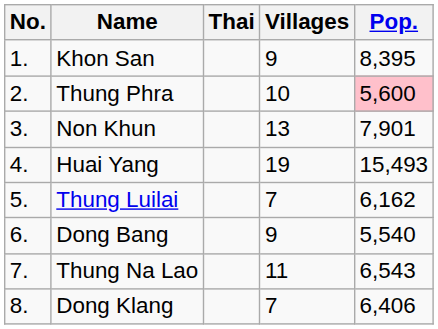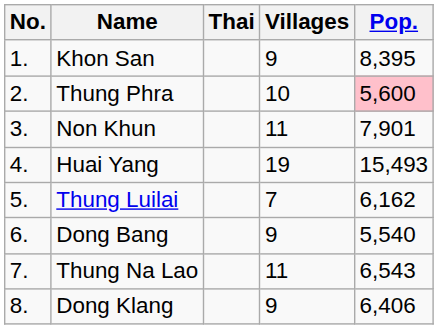(277, 128) 13 -> (277, 128) 11
(271, 306) 7 -> (271, 306) 9
